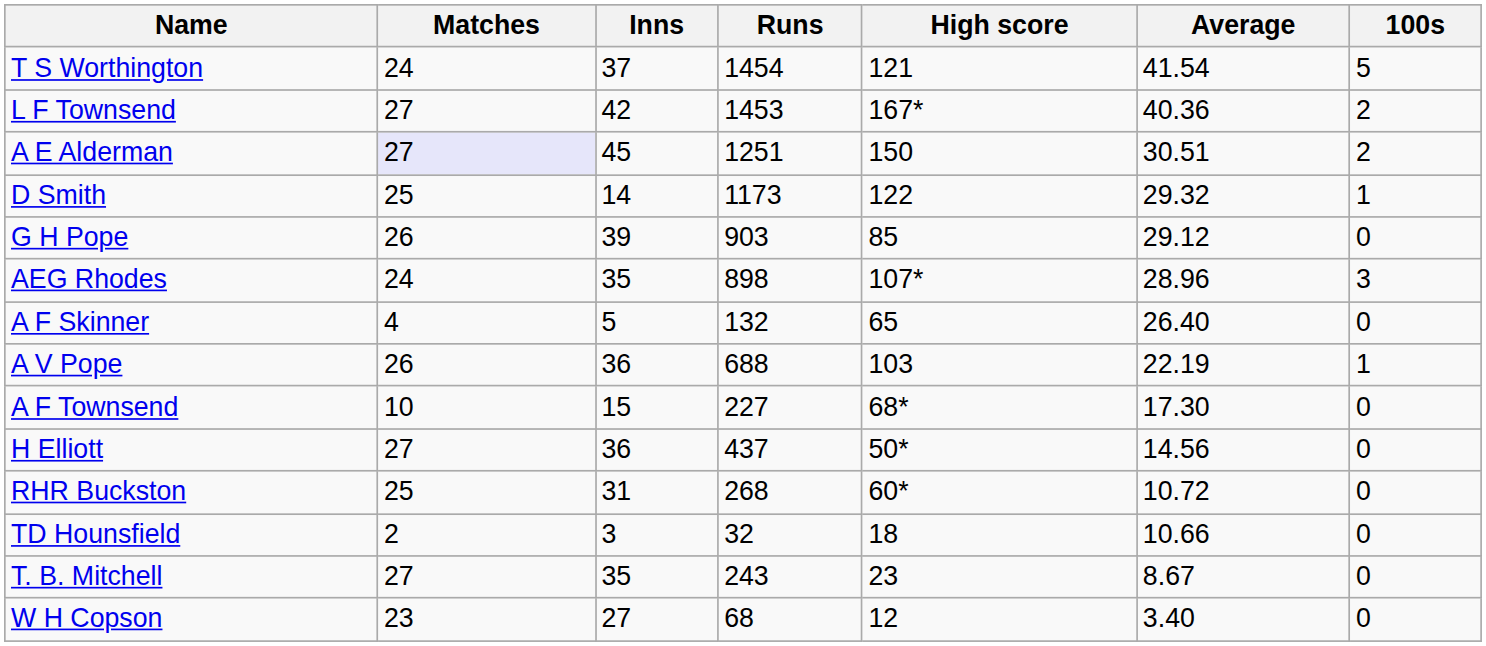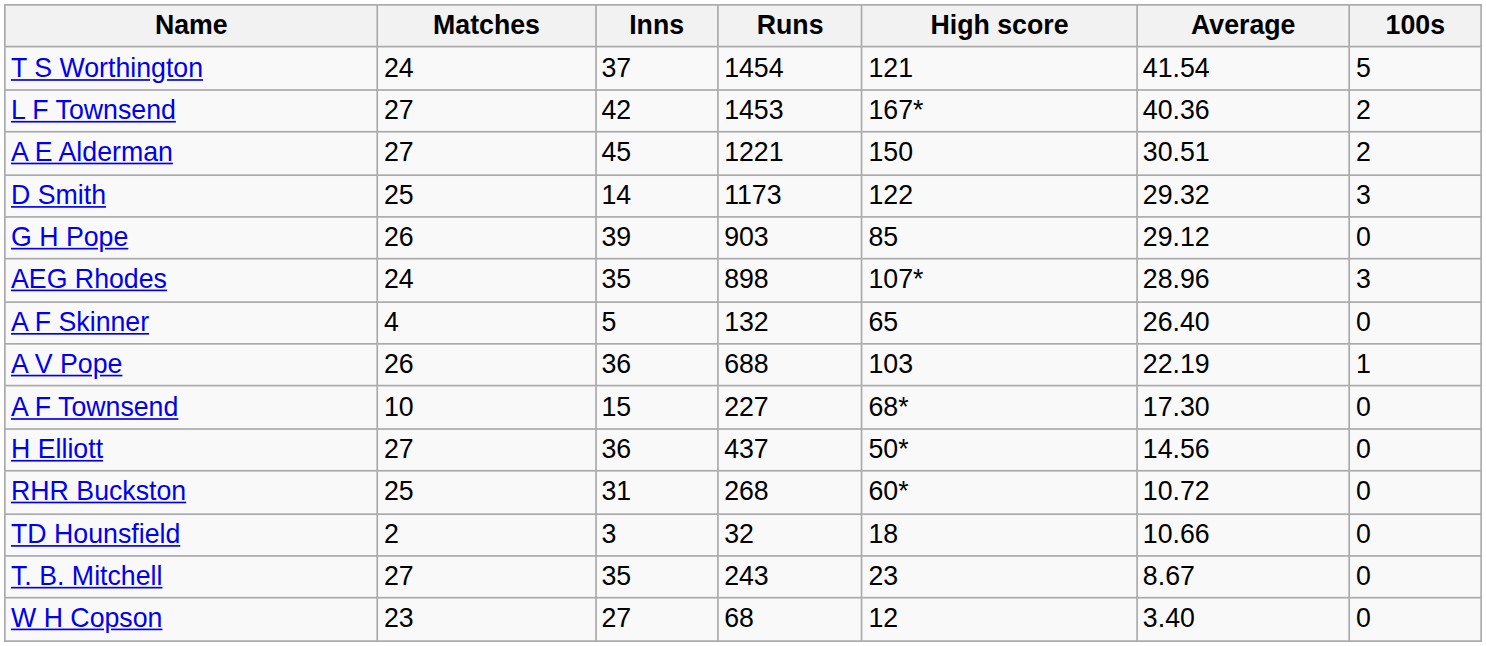(399, 152) lavender background -> (399, 152) no background
(754, 152) 1251 -> (754, 152) 1221
(1363, 195) 1 -> (1363, 195) 3
